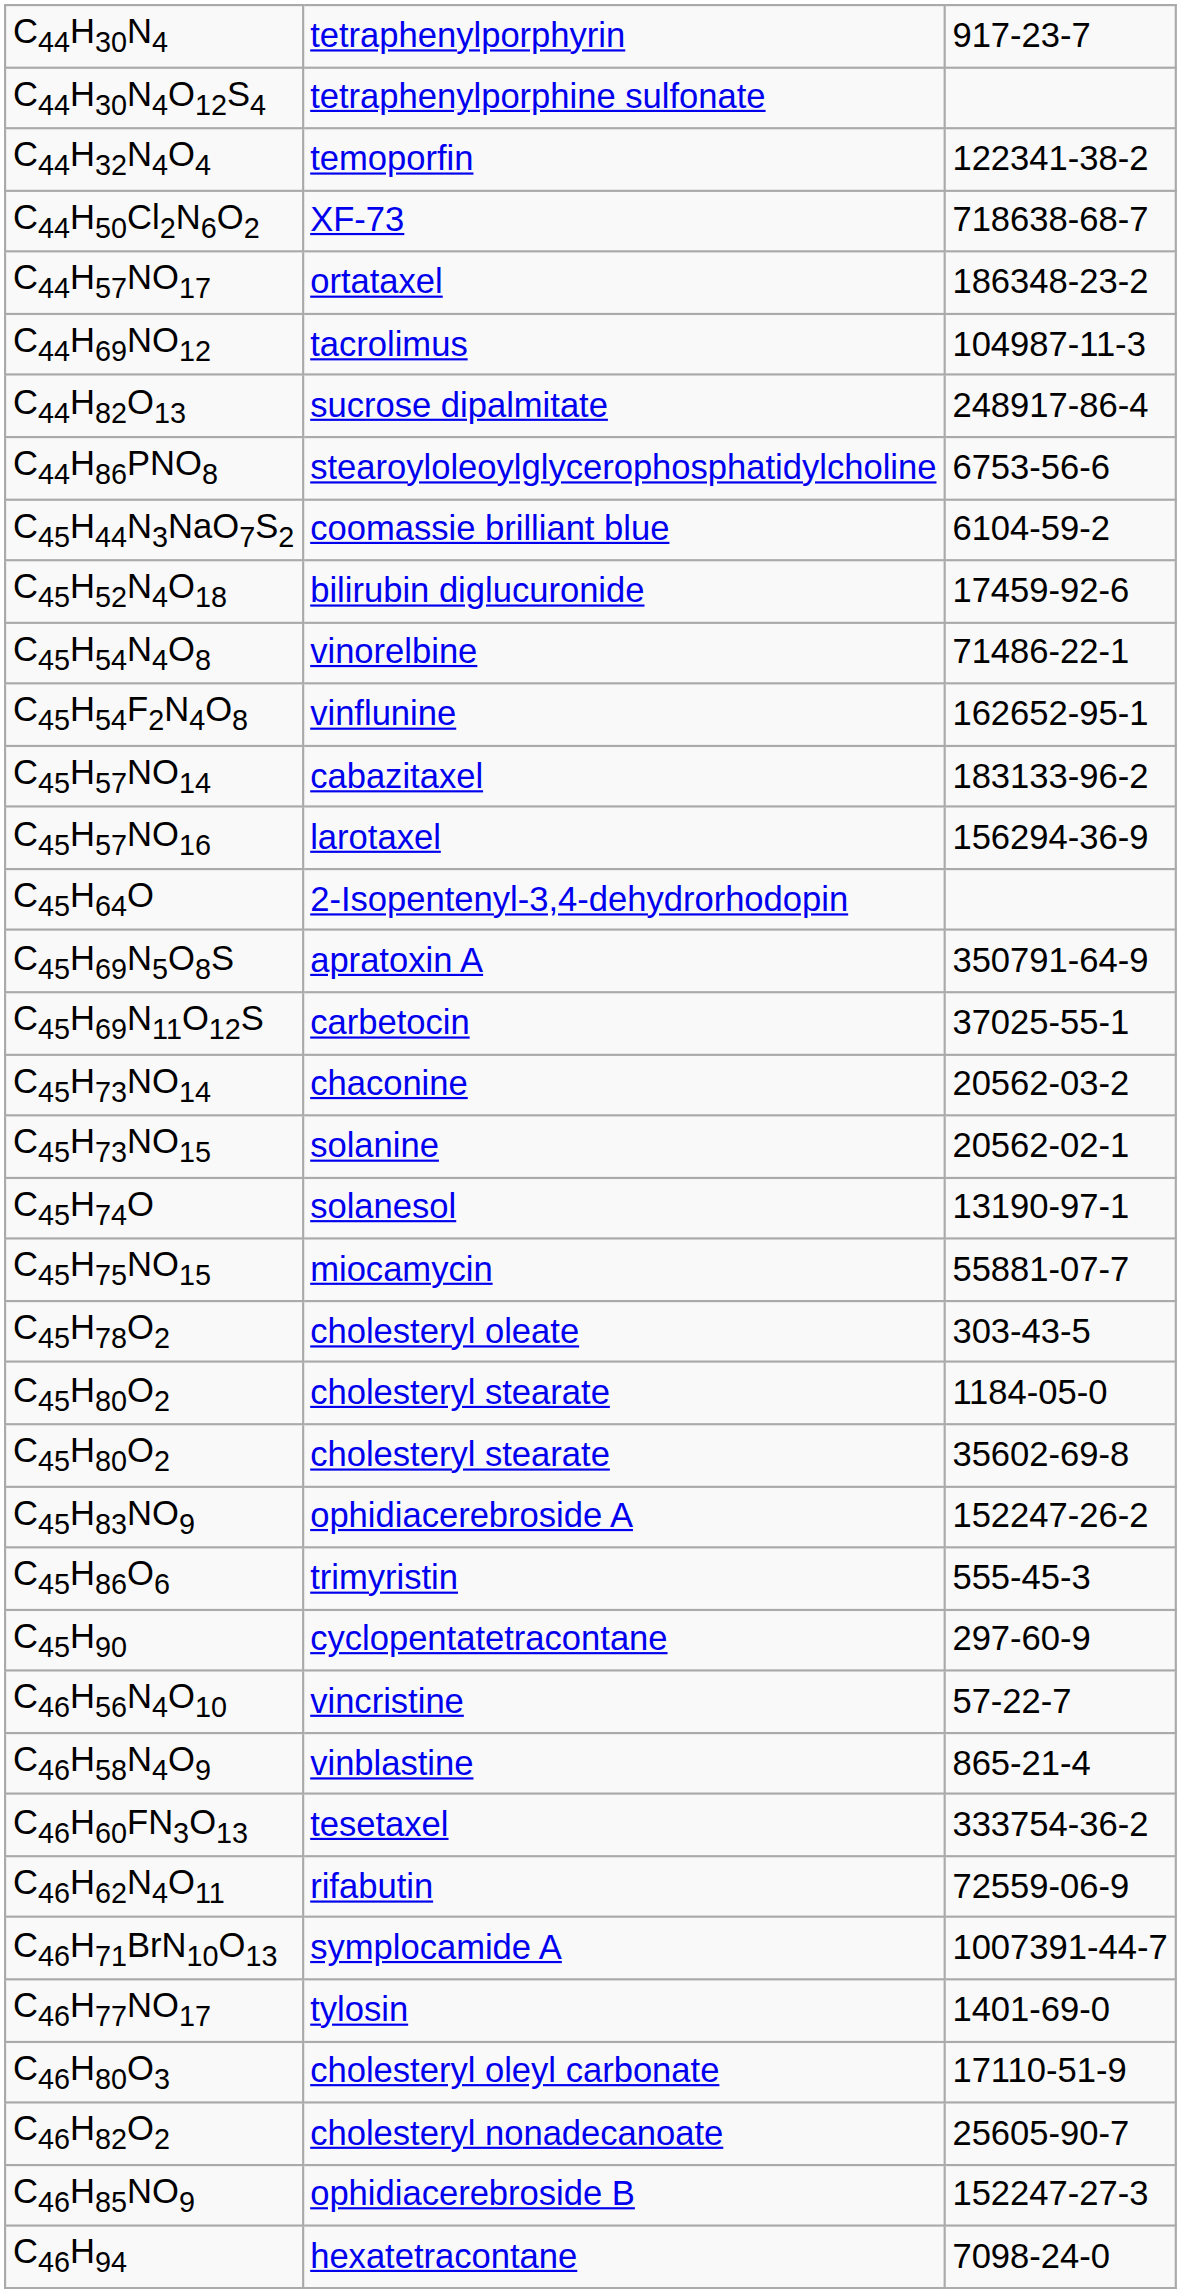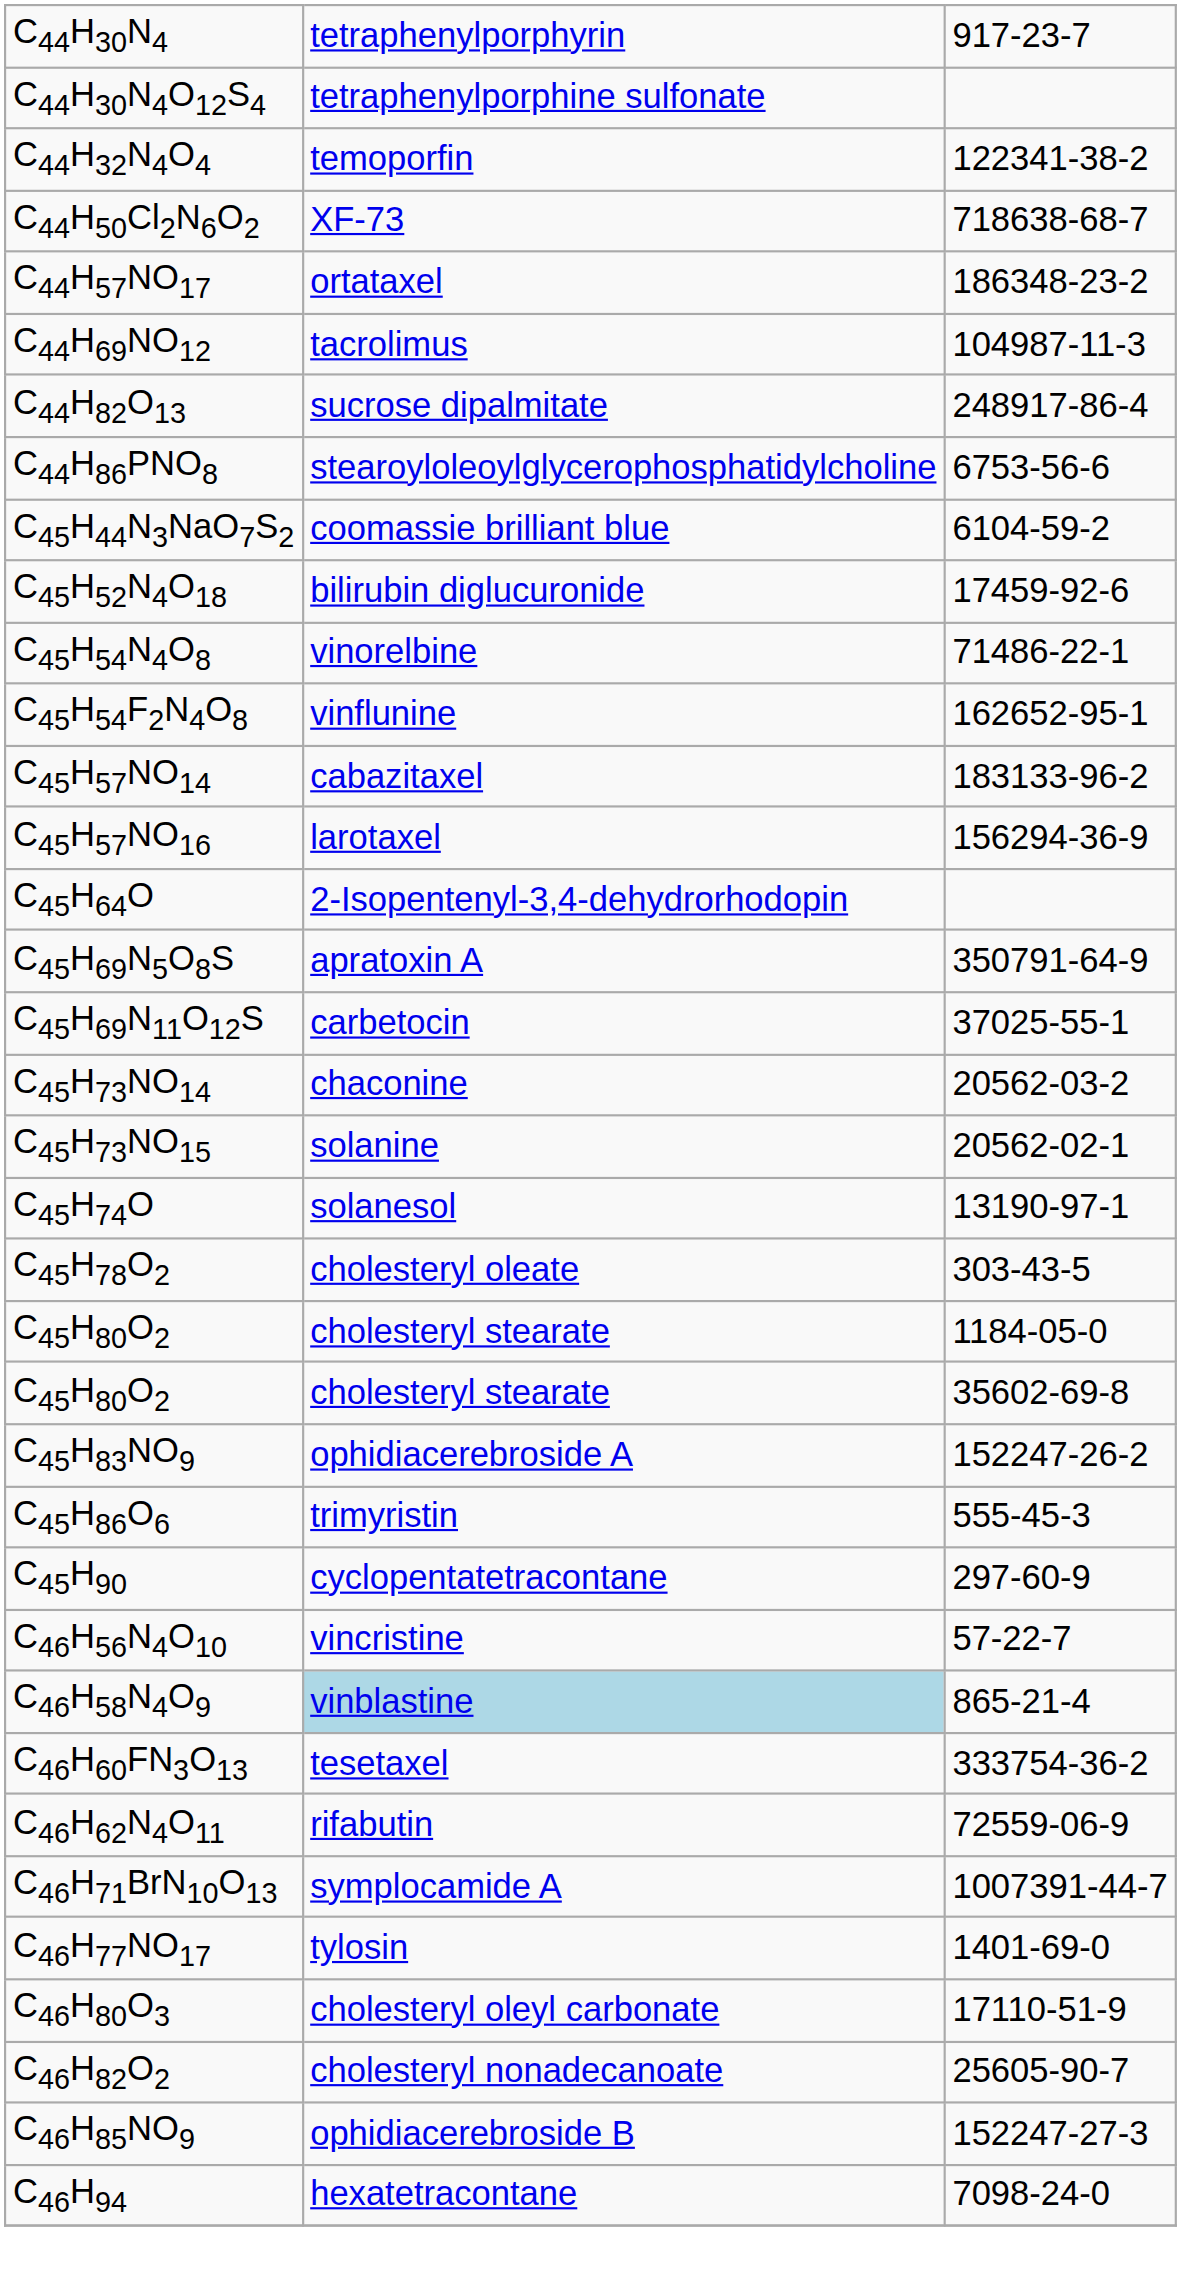- row: (112, 1270)
(392, 1762) no background -> (392, 1701) lightblue background
